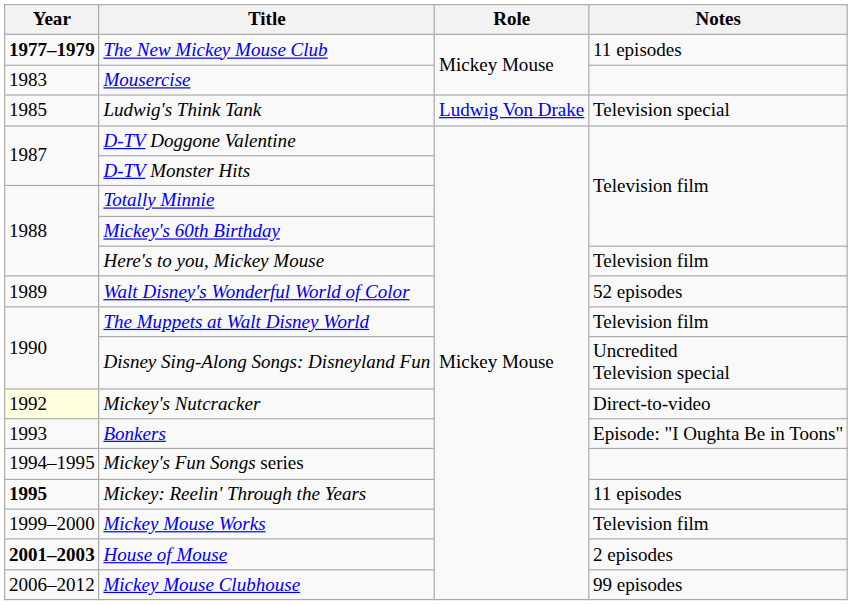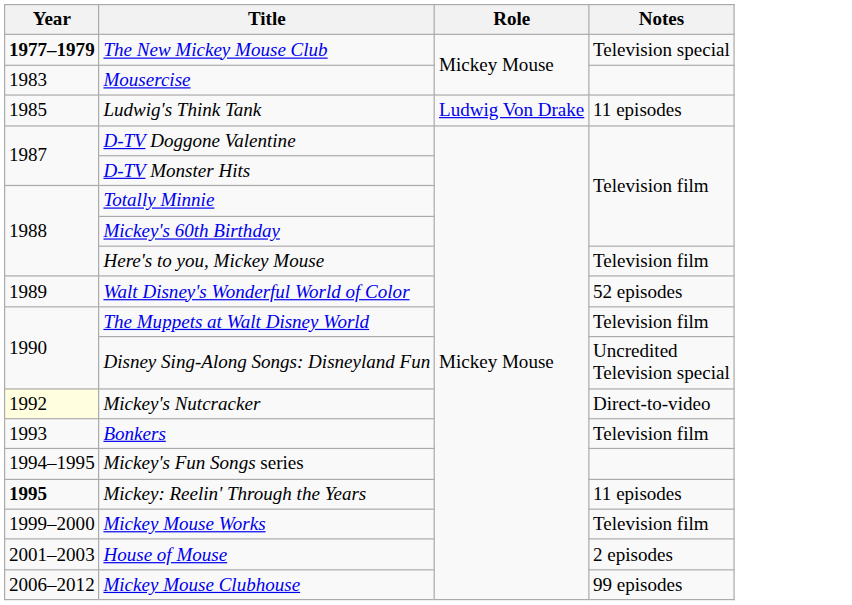(637, 49) 11 episodes -> (661, 49) Television special
(661, 110) Television special -> (637, 110) 11 episodes
(718, 433) Episode: "I Oughta Be in Toons" -> (651, 433) Television film
(52, 554) bold -> (52, 554) normal
